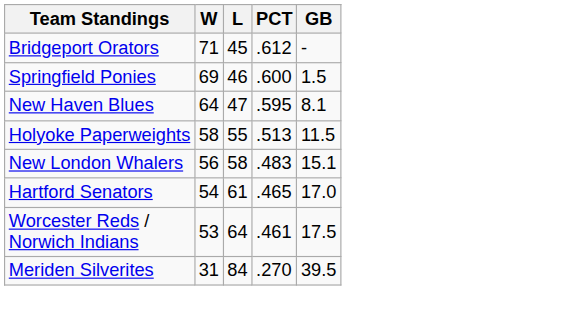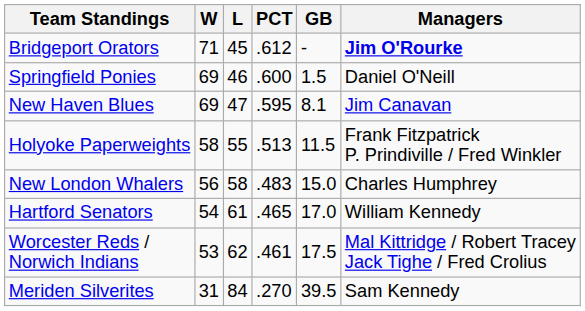+ column: (460, 18)
(209, 105) 64 -> (209, 105) 69
(319, 163) 15.1 -> (319, 184) 15.0
(238, 231) 64 -> (238, 252) 62
